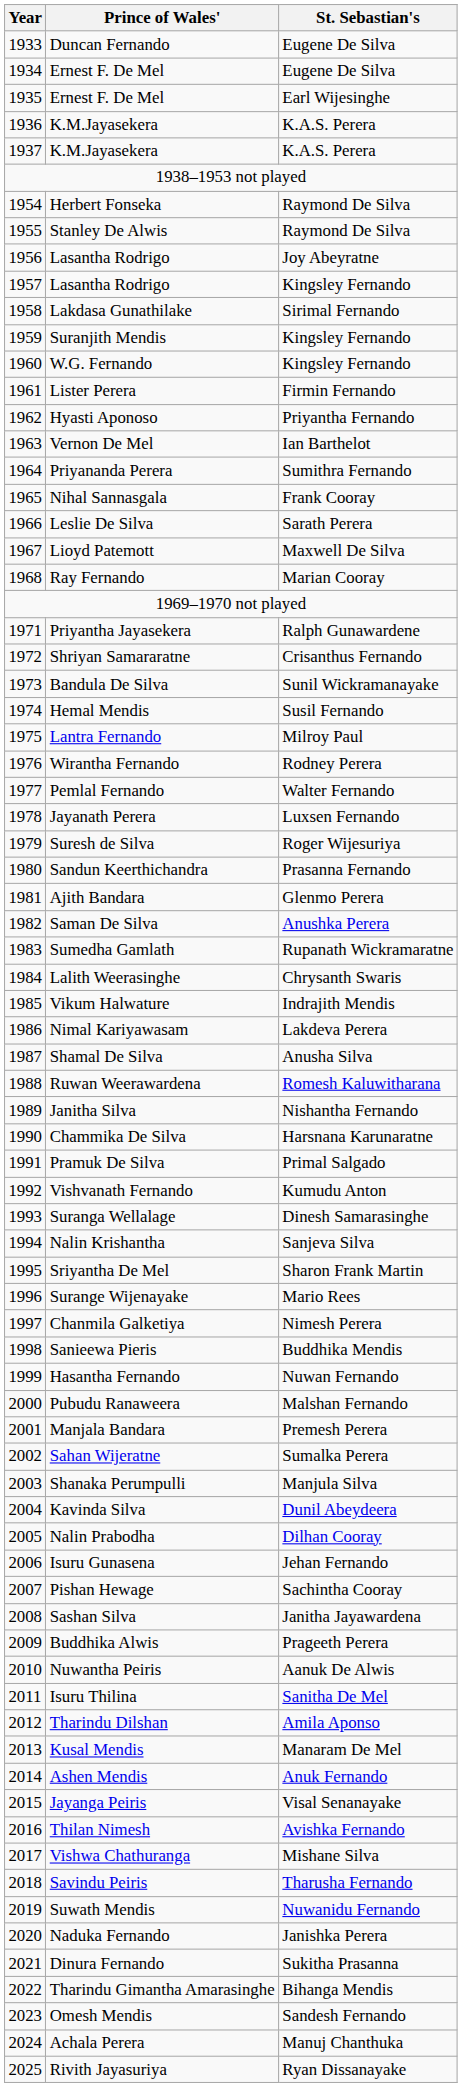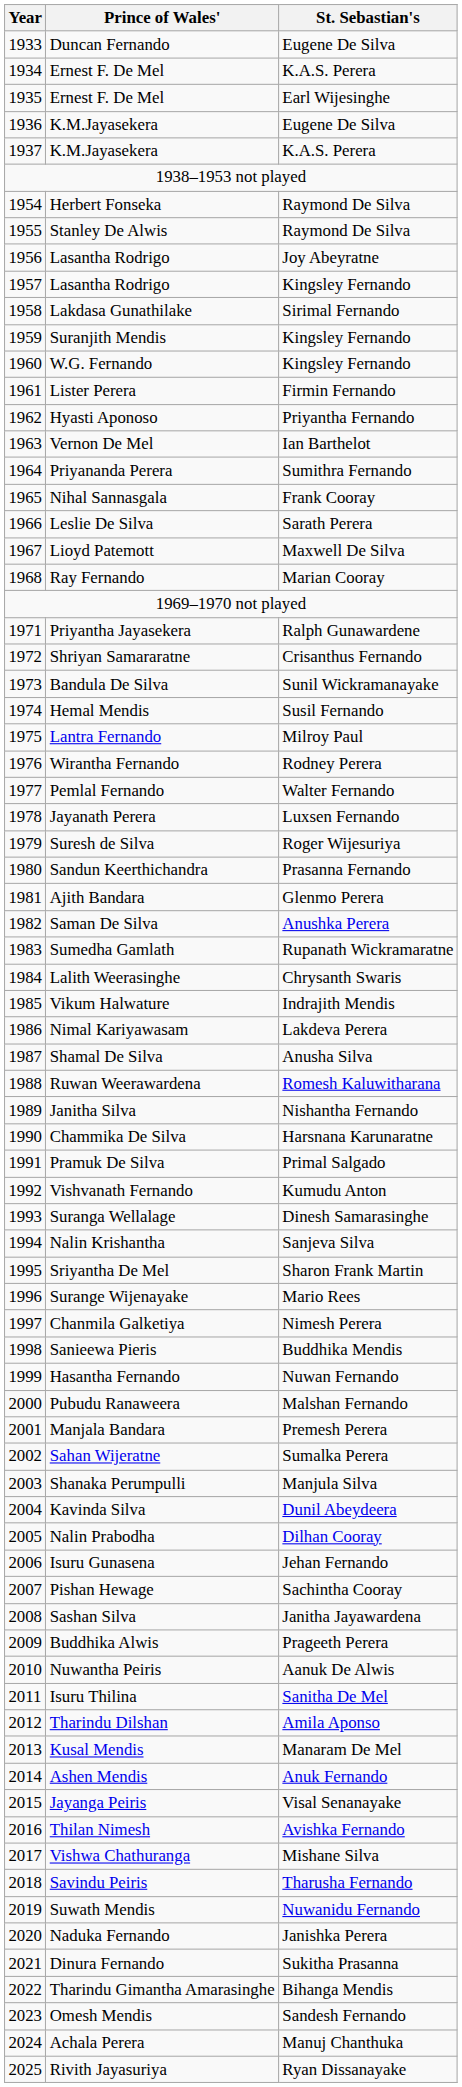(339, 71) Eugene De Silva -> (329, 71) K.A.S. Perera
(329, 124) K.A.S. Perera -> (339, 124) Eugene De Silva
